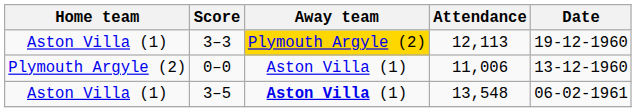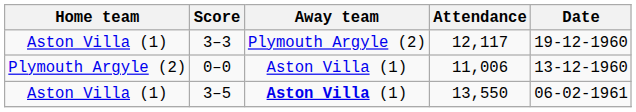(337, 43) gold background -> (337, 43) no background
(480, 43) 12,113 -> (480, 43) 12,117
(480, 94) 13,548 -> (480, 94) 13,550
